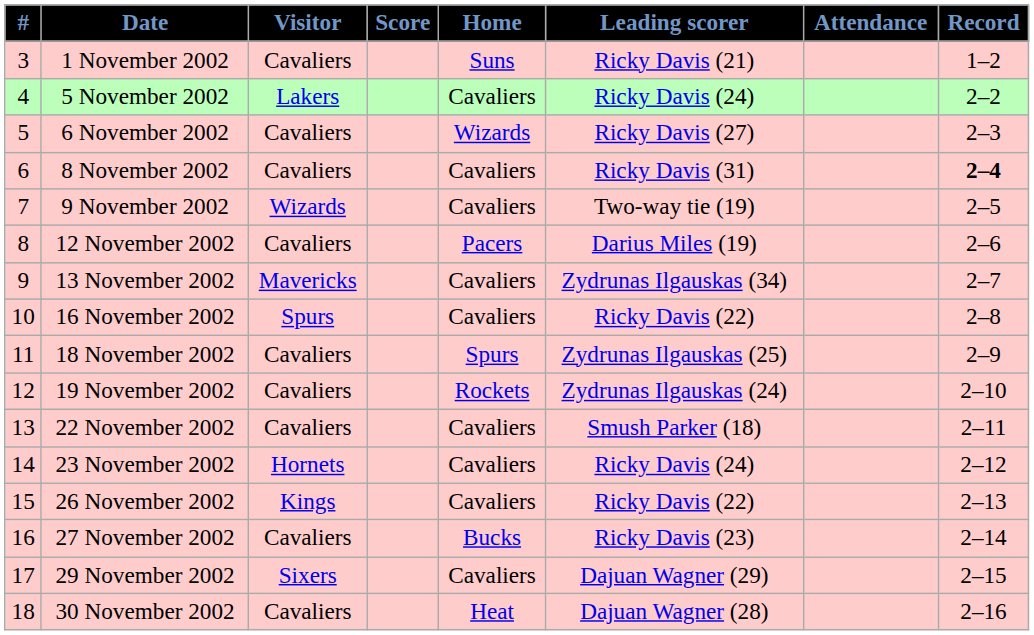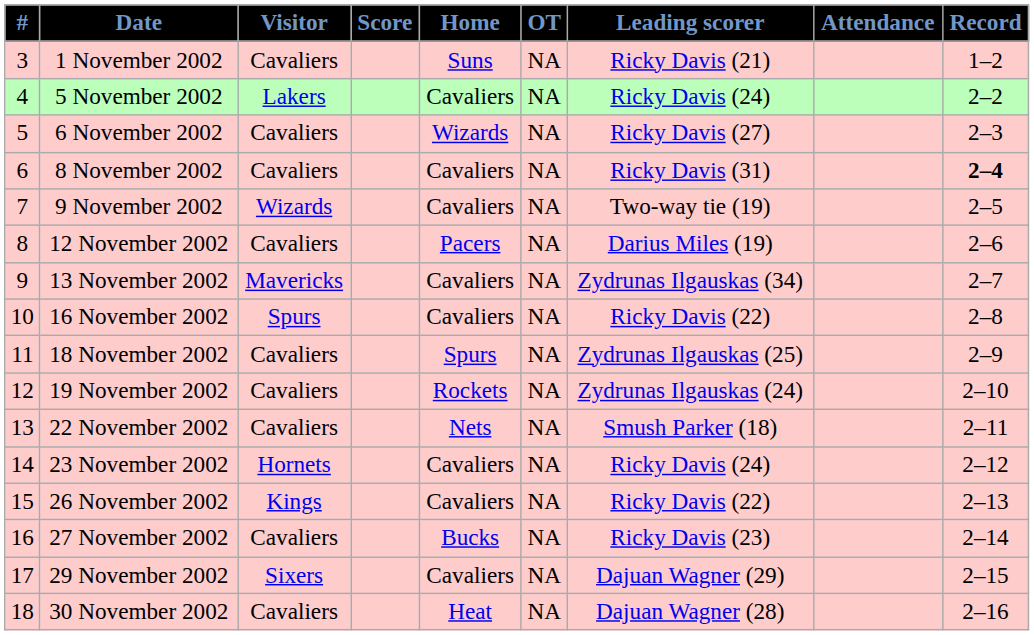+ column: (544, 22)
(492, 427) Cavaliers -> (470, 427) Nets
